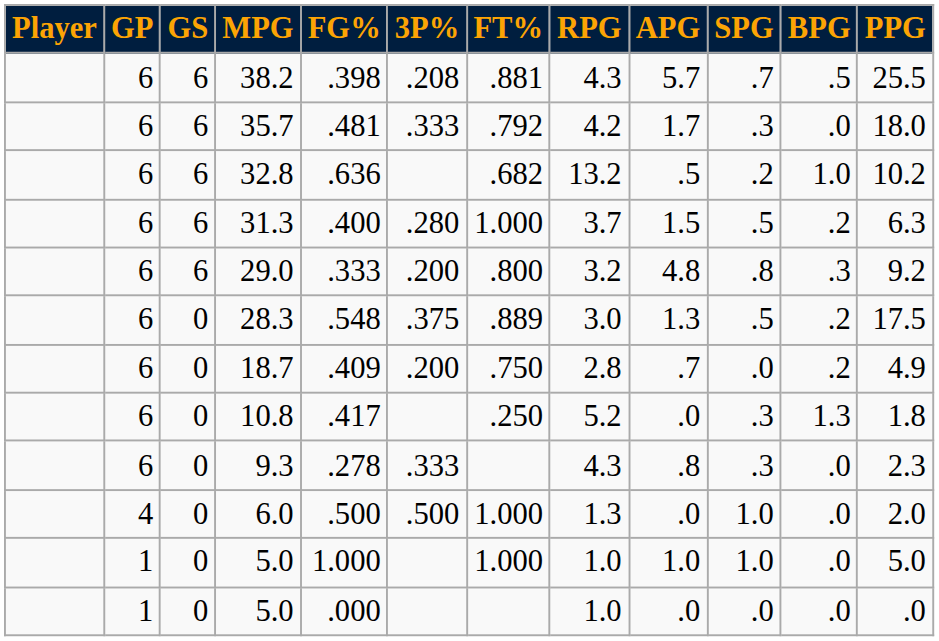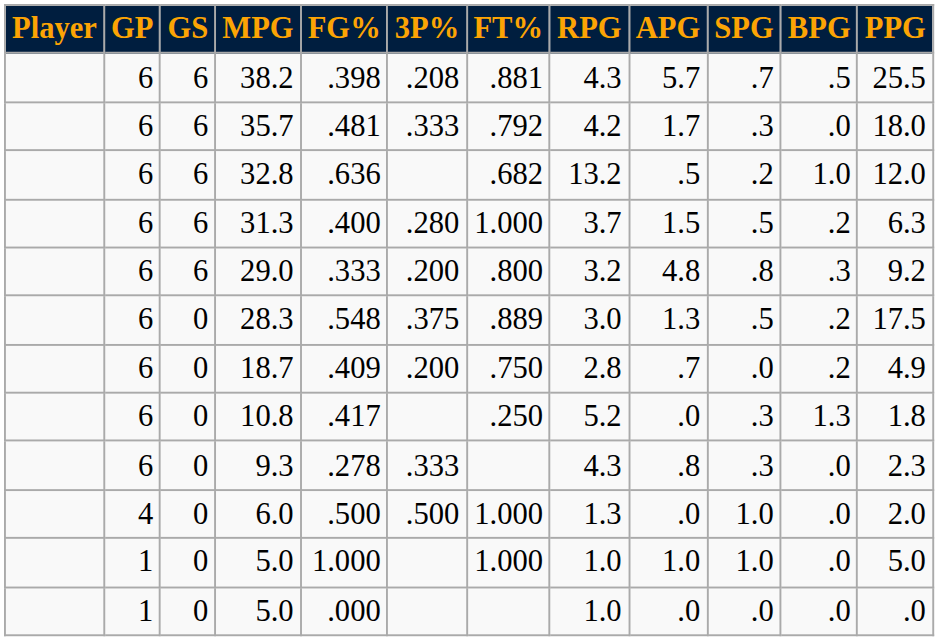(899, 174) 10.2 -> (899, 174) 12.0
